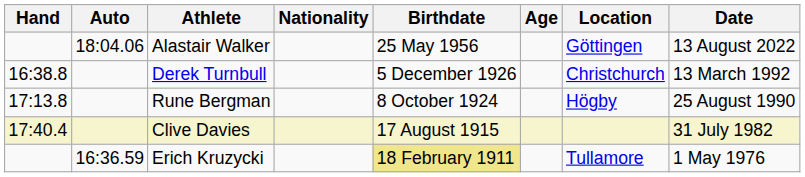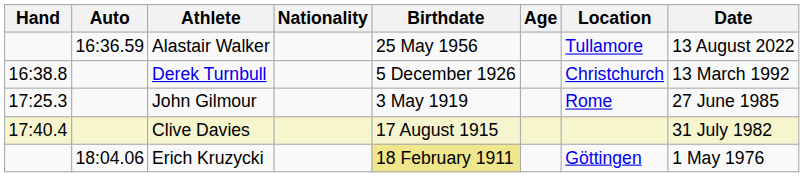(110, 46) 18:04.06 -> (110, 46) 16:36.59
(604, 46) Göttingen -> (604, 46) Tullamore
- row: (211, 102)
+ row: (204, 102)
(110, 158) 16:36.59 -> (110, 158) 18:04.06
(605, 158) Tullamore -> (604, 158) Göttingen
